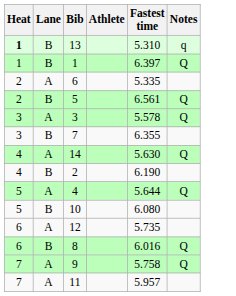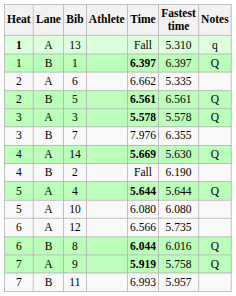+ column: (143, 20)
(48, 44) B -> (48, 44) A
(48, 209) B -> (48, 209) A
(48, 282) A -> (48, 282) B
